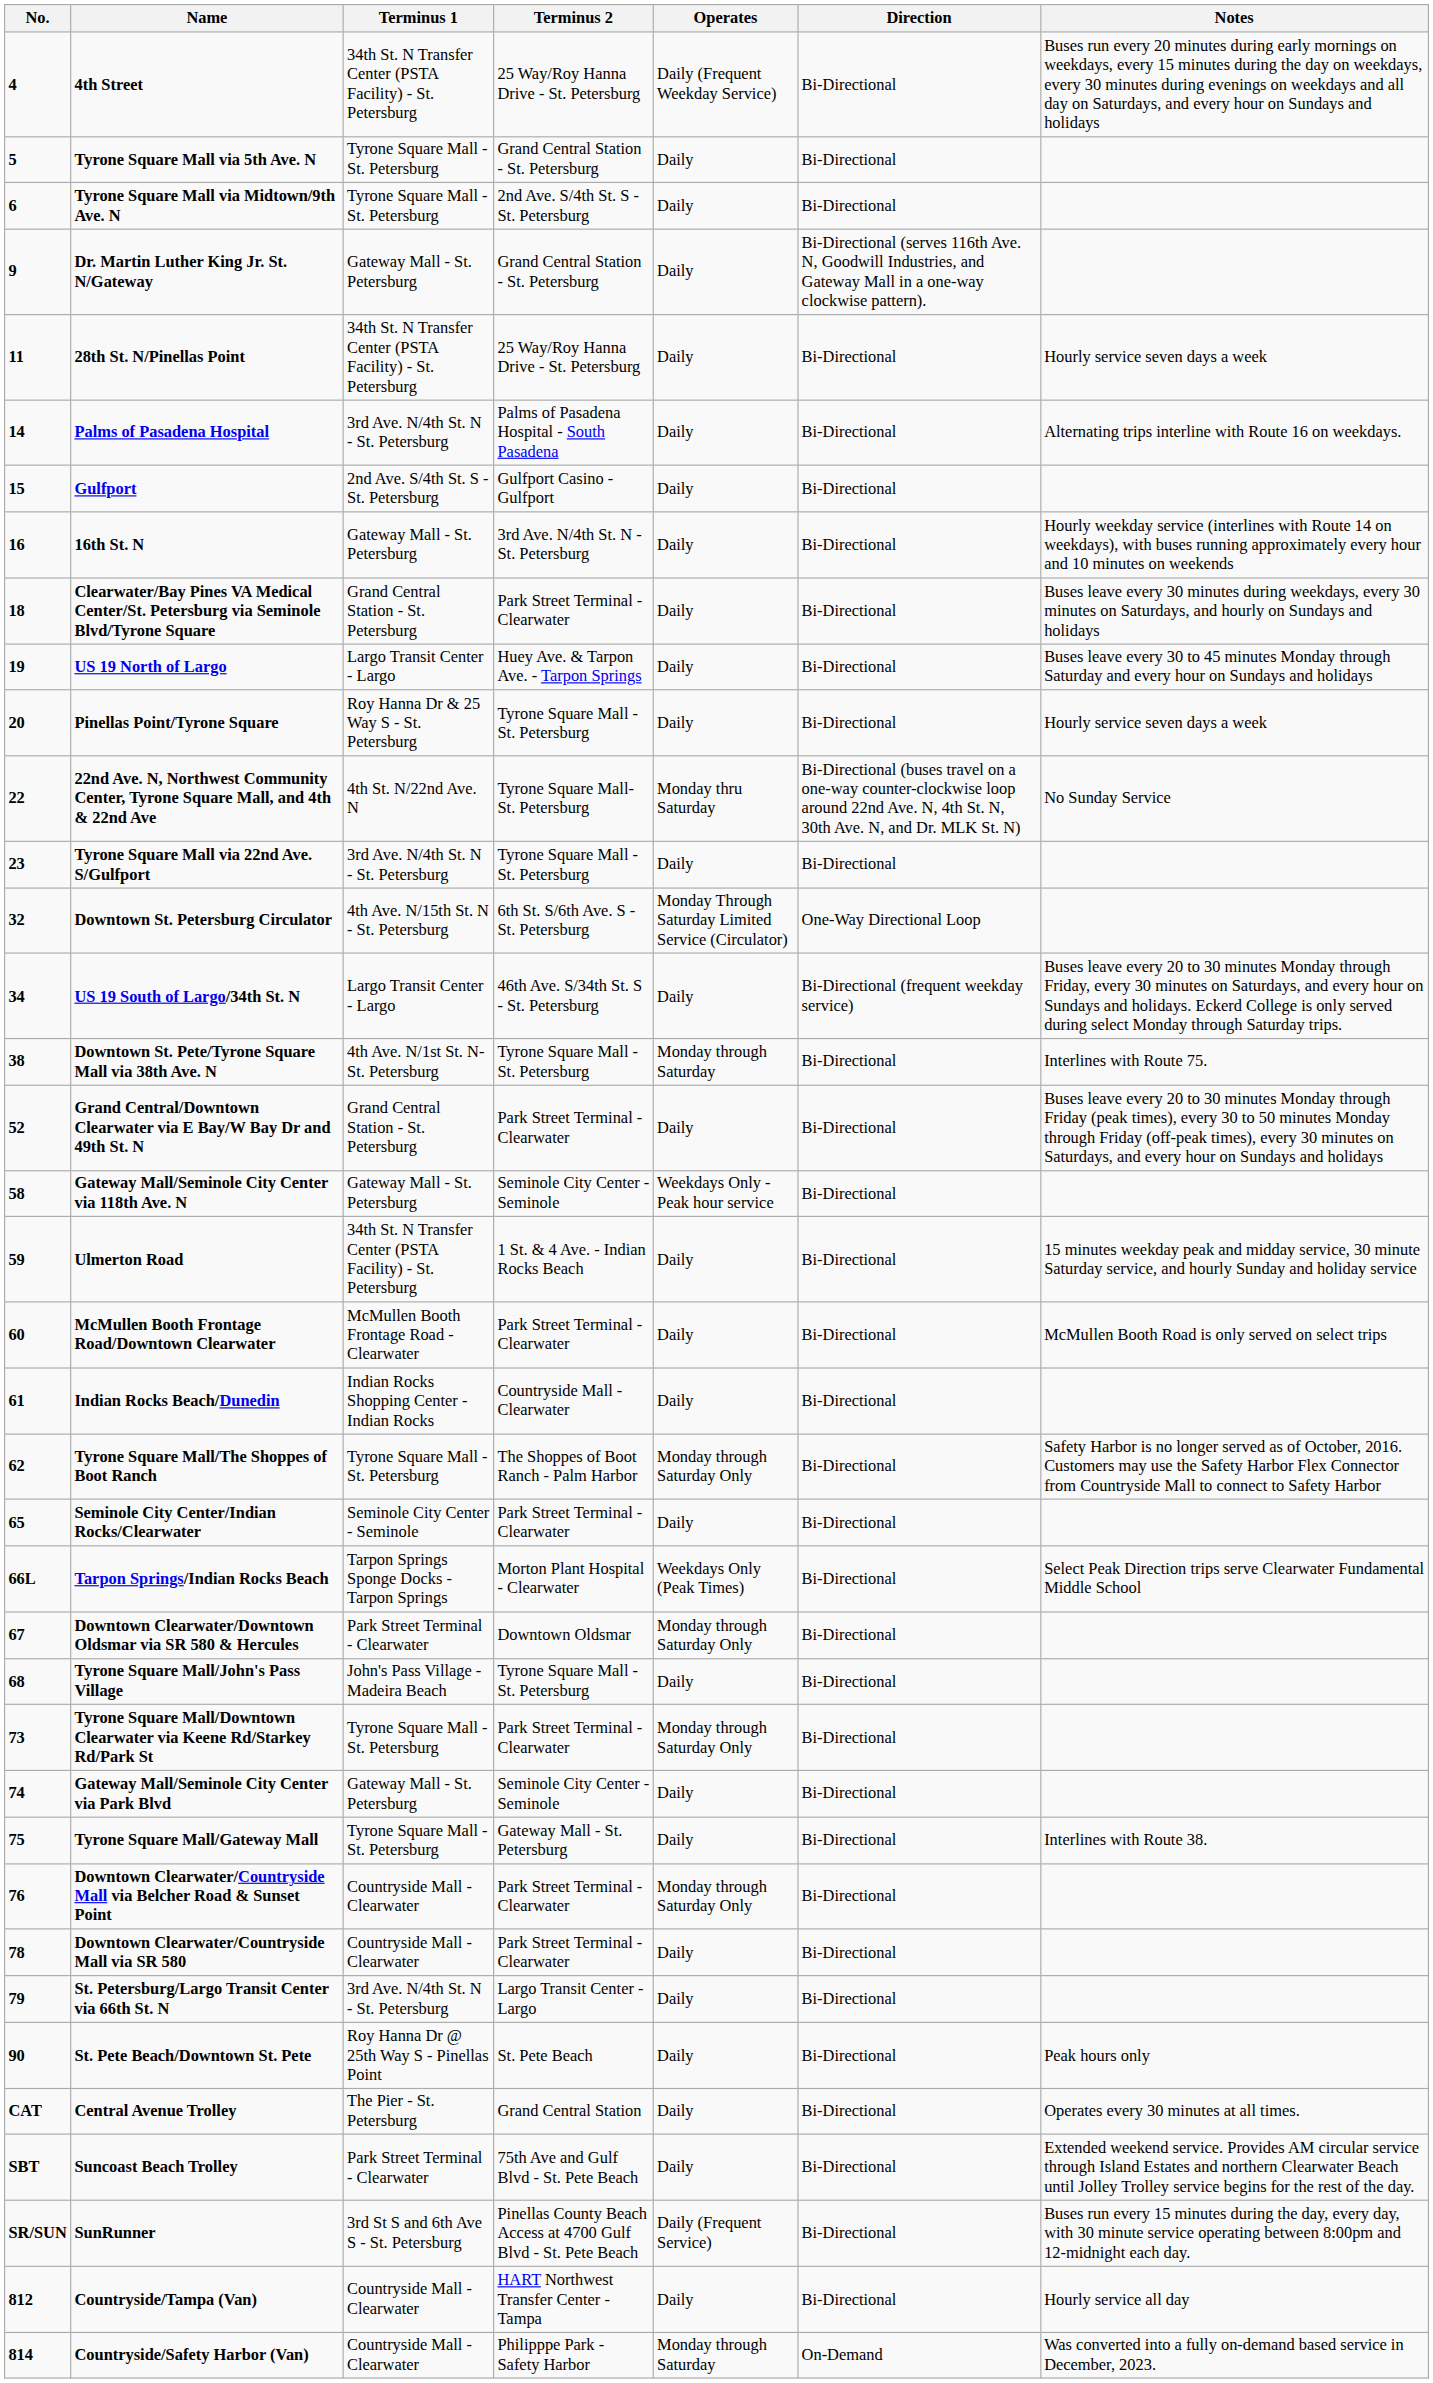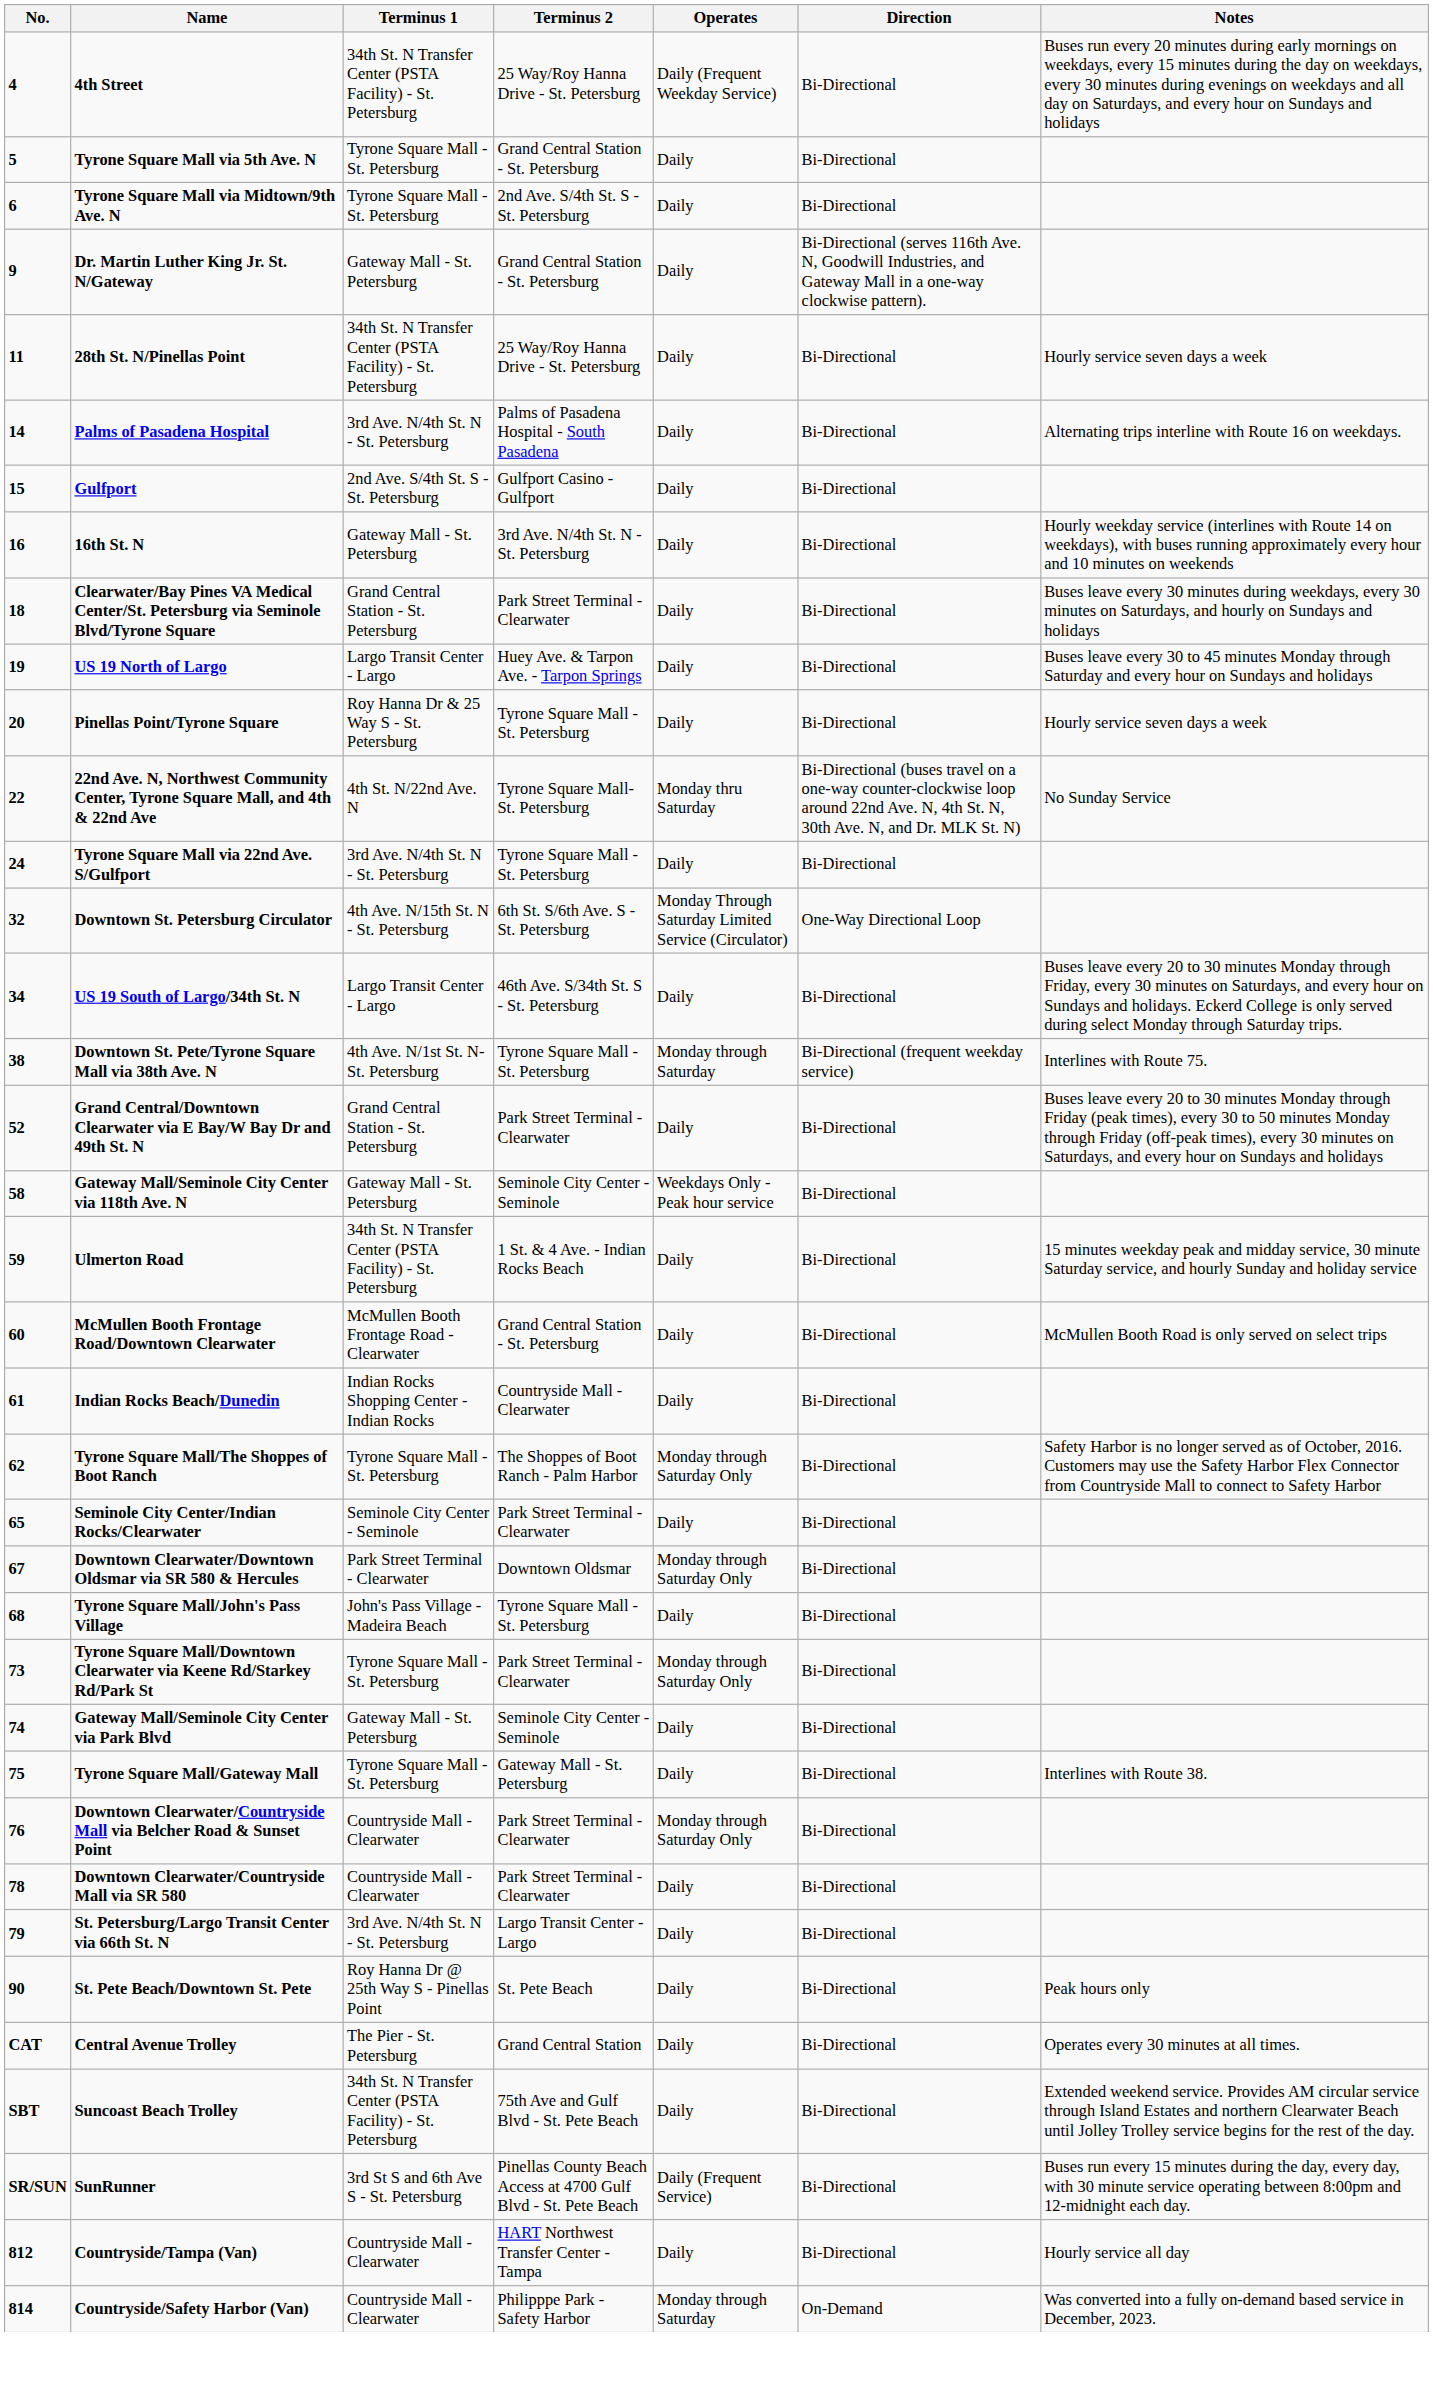(17, 864) 23 -> (17, 864) 24
(912, 996) Bi-Directional (frequent weekday service) -> (849, 996) Bi-Directional
(849, 1062) Bi-Directional -> (912, 1062) Bi-Directional (frequent weekday service)
(570, 1335) Park Street Terminal - Clearwater -> (569, 1335) Grand Central Station - St. Petersburg
- row: (202, 1579)
(415, 2167) Park Street Terminal - Clearwater -> (410, 2111) 34th St. N Transfer Center (PSTA Facility) - St. Petersburg
